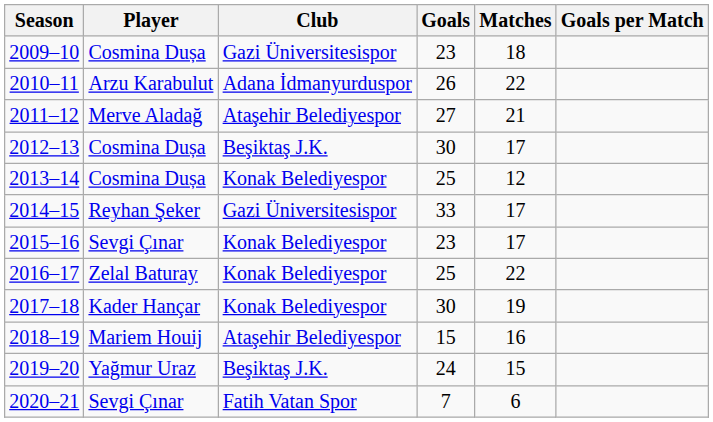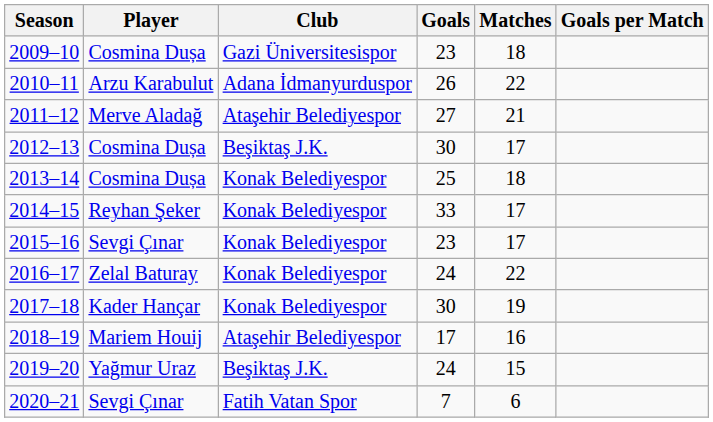(515, 178) 12 -> (515, 178) 18
(310, 210) Gazi Üniversitesispor -> (305, 210) Konak Belediyespor
(446, 274) 25 -> (446, 274) 24
(446, 337) 15 -> (446, 337) 17
